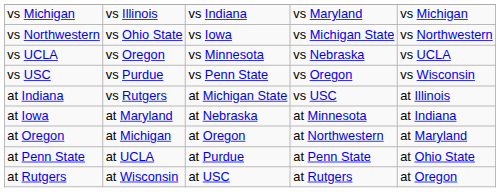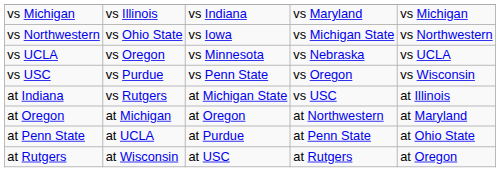- row: (28, 116)
